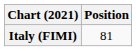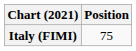(107, 35) 81 -> (107, 35) 75
